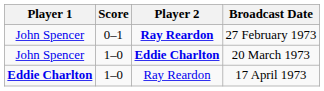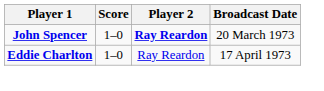- row: (271, 34)
(50, 55) normal -> (50, 34) bold
(177, 55) Eddie Charlton -> (171, 34) Ray Reardon
